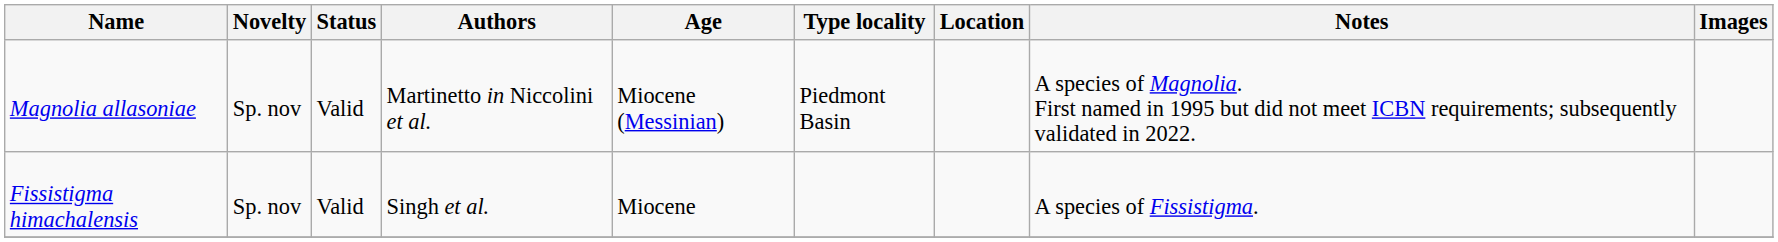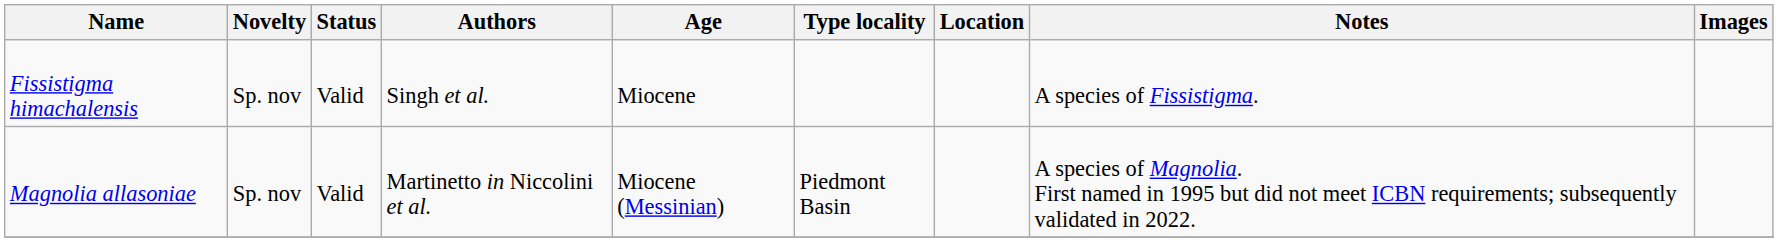rows swapped: (74, 206) <-> (103, 108)
